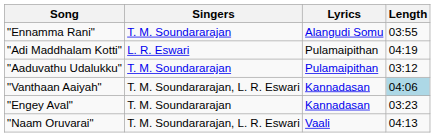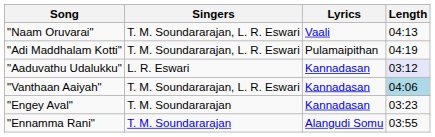rows swapped: (51, 32) <-> (50, 123)
(158, 50) L. R. Eswari -> (213, 50) T. M. Soundararajan, L. R. Eswari
(179, 69) T. M. Soundararajan -> (158, 69) L. R. Eswari
(342, 69) Pulamaipithan -> (338, 69) Kannadasan
(403, 69) no background -> (403, 69) lavender background
